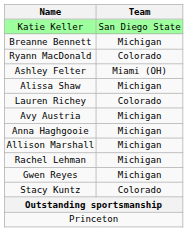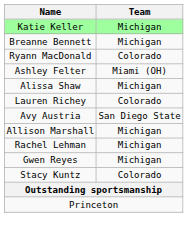(140, 27) San Diego State -> (140, 27) Michigan
(140, 116) Michigan -> (140, 116) San Diego State
- row: (50, 130)
